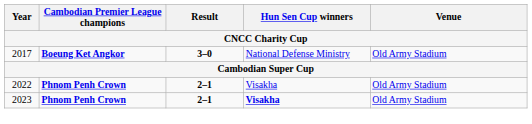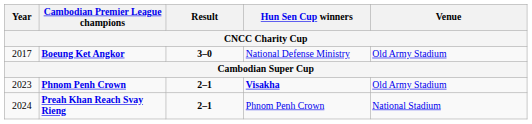- row: (22, 85)
+ row: (22, 106)
